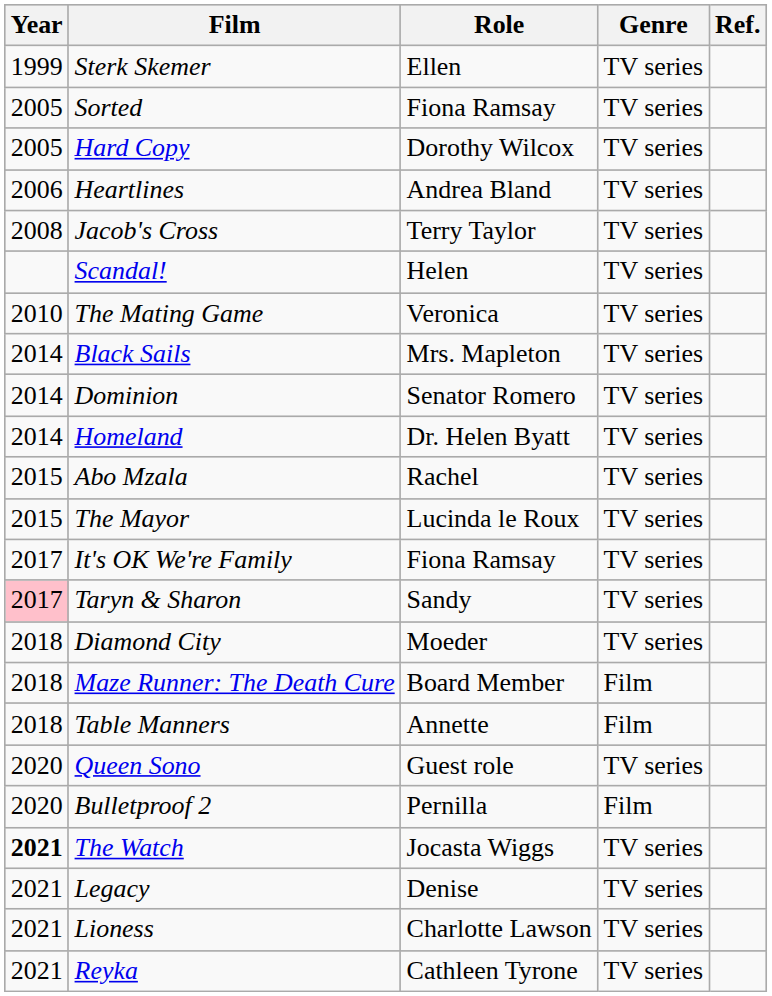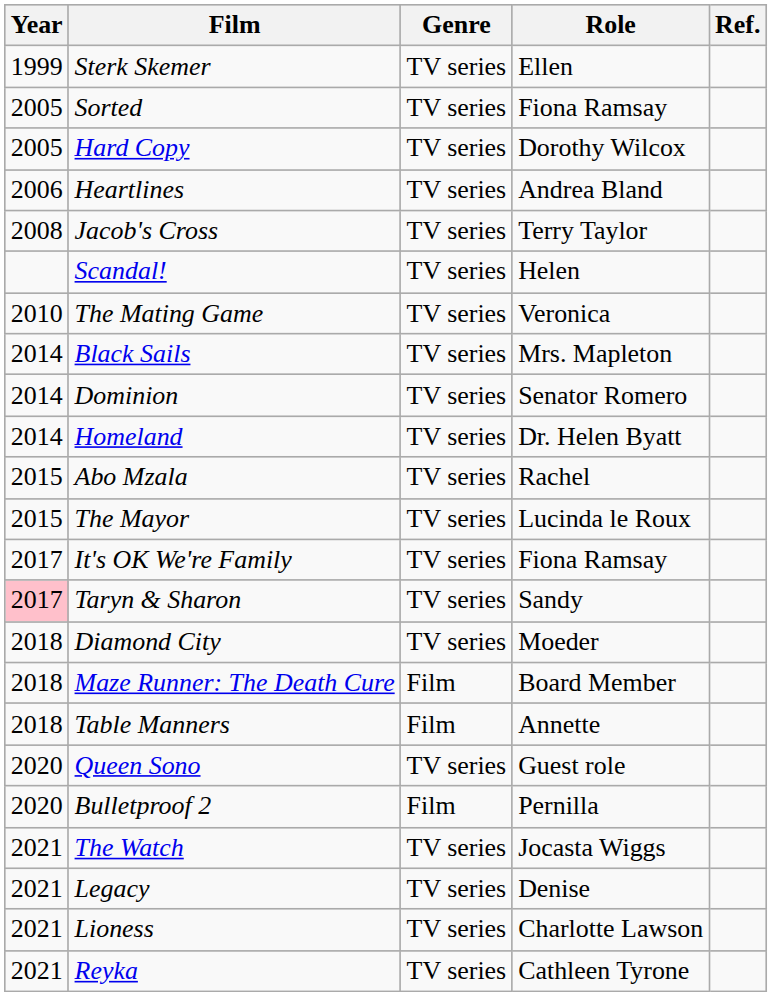columns swapped: (499, 25) <-> (653, 25)
(37, 847) bold -> (37, 847) normal
